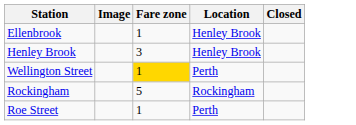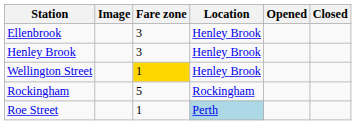+ column: (287, 14)
(139, 33) 1 -> (139, 33) 3
(205, 71) Perth -> (227, 71) Henley Brook
(205, 110) no background -> (205, 110) lightblue background
